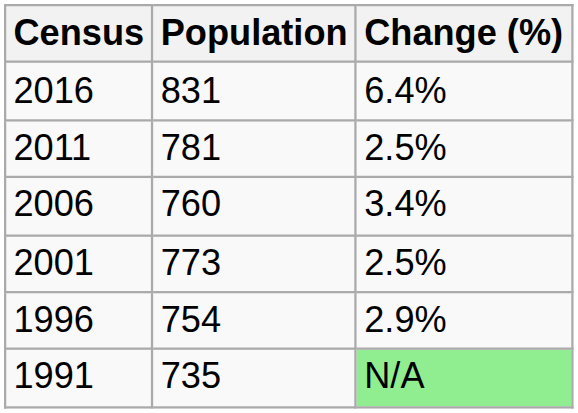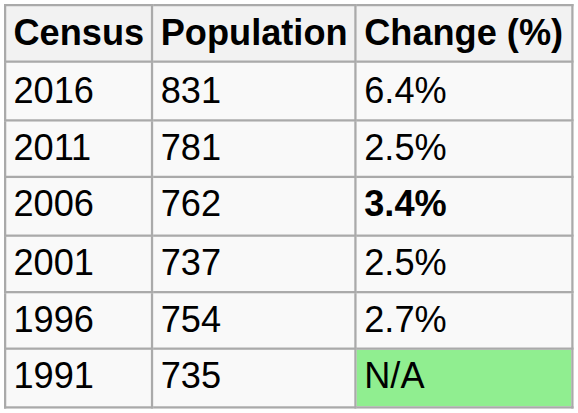(191, 205) 760 -> (191, 205) 762
(405, 205) normal -> (405, 205) bold
(191, 262) 773 -> (191, 262) 737
(405, 319) 2.9% -> (405, 319) 2.7%
